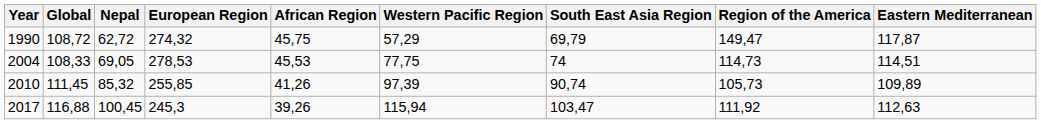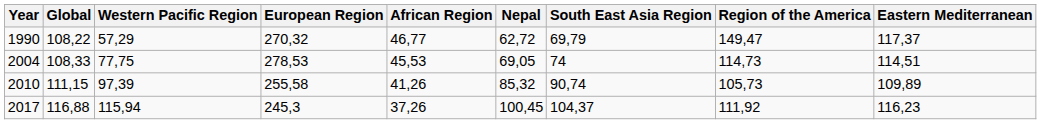columns swapped: (120, 15) <-> (463, 15)
(68, 38) 108,72 -> (68, 38) 108,22
(171, 38) 274,32 -> (286, 38) 270,32
(292, 38) 45,75 -> (408, 38) 46,77
(899, 38) 117,87 -> (899, 38) 117,37
(67, 84) 111,45 -> (67, 84) 111,15
(171, 84) 255,85 -> (286, 84) 255,58
(292, 107) 39,26 -> (408, 107) 37,26
(572, 107) 103,47 -> (572, 107) 104,37
(899, 107) 112,63 -> (899, 107) 116,23
